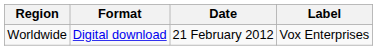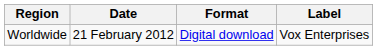columns swapped: (223, 14) <-> (120, 14)
